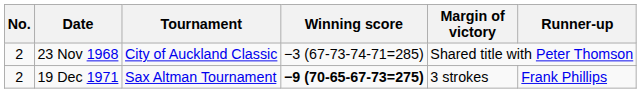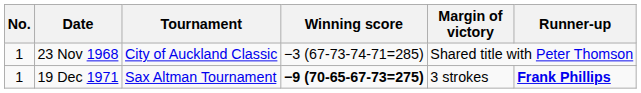(19, 55) 2 -> (19, 55) 1
(19, 77) 2 -> (19, 77) 1
(564, 77) normal -> (564, 77) bold
